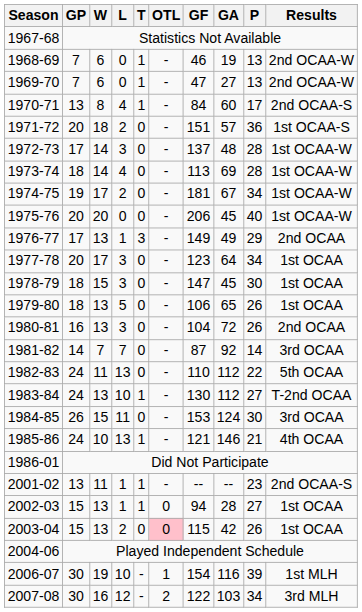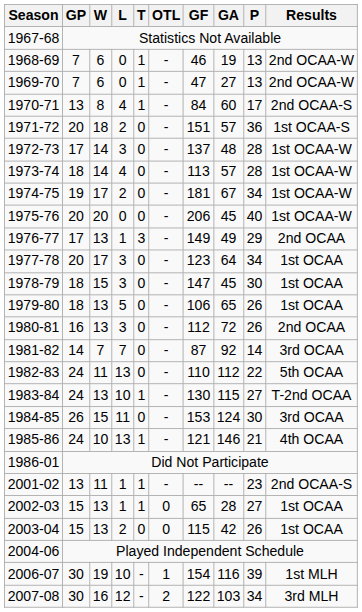(228, 171) 69 -> (228, 171) 57
(198, 328) 104 -> (198, 328) 112
(228, 395) 112 -> (228, 395) 115
(198, 506) 94 -> (198, 506) 65
(166, 529) pink background -> (166, 529) no background
